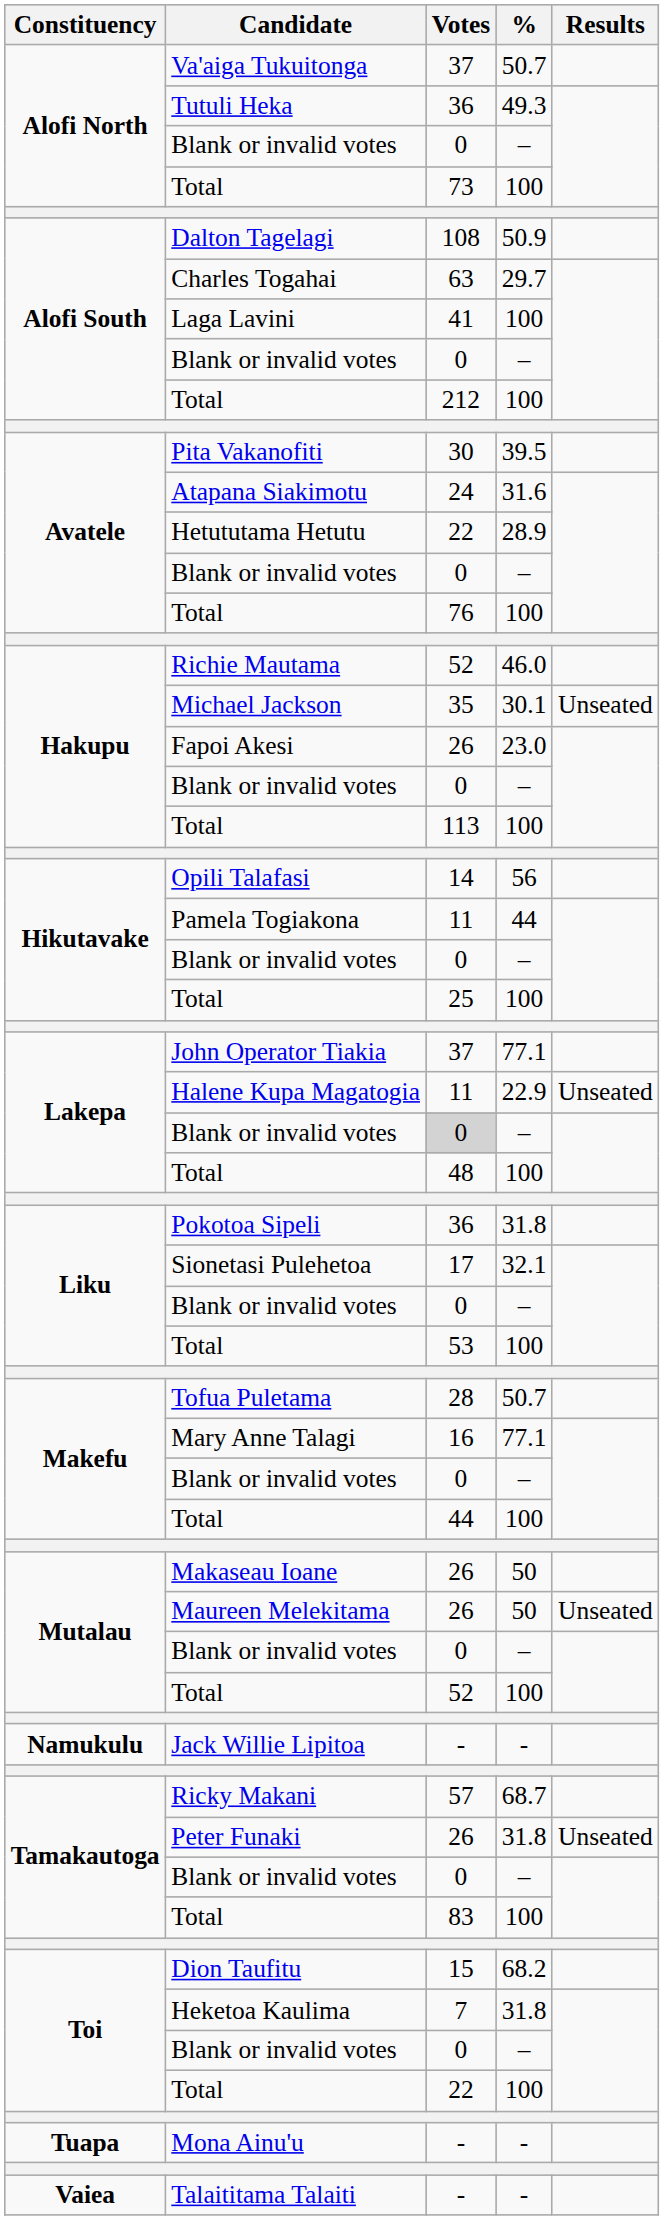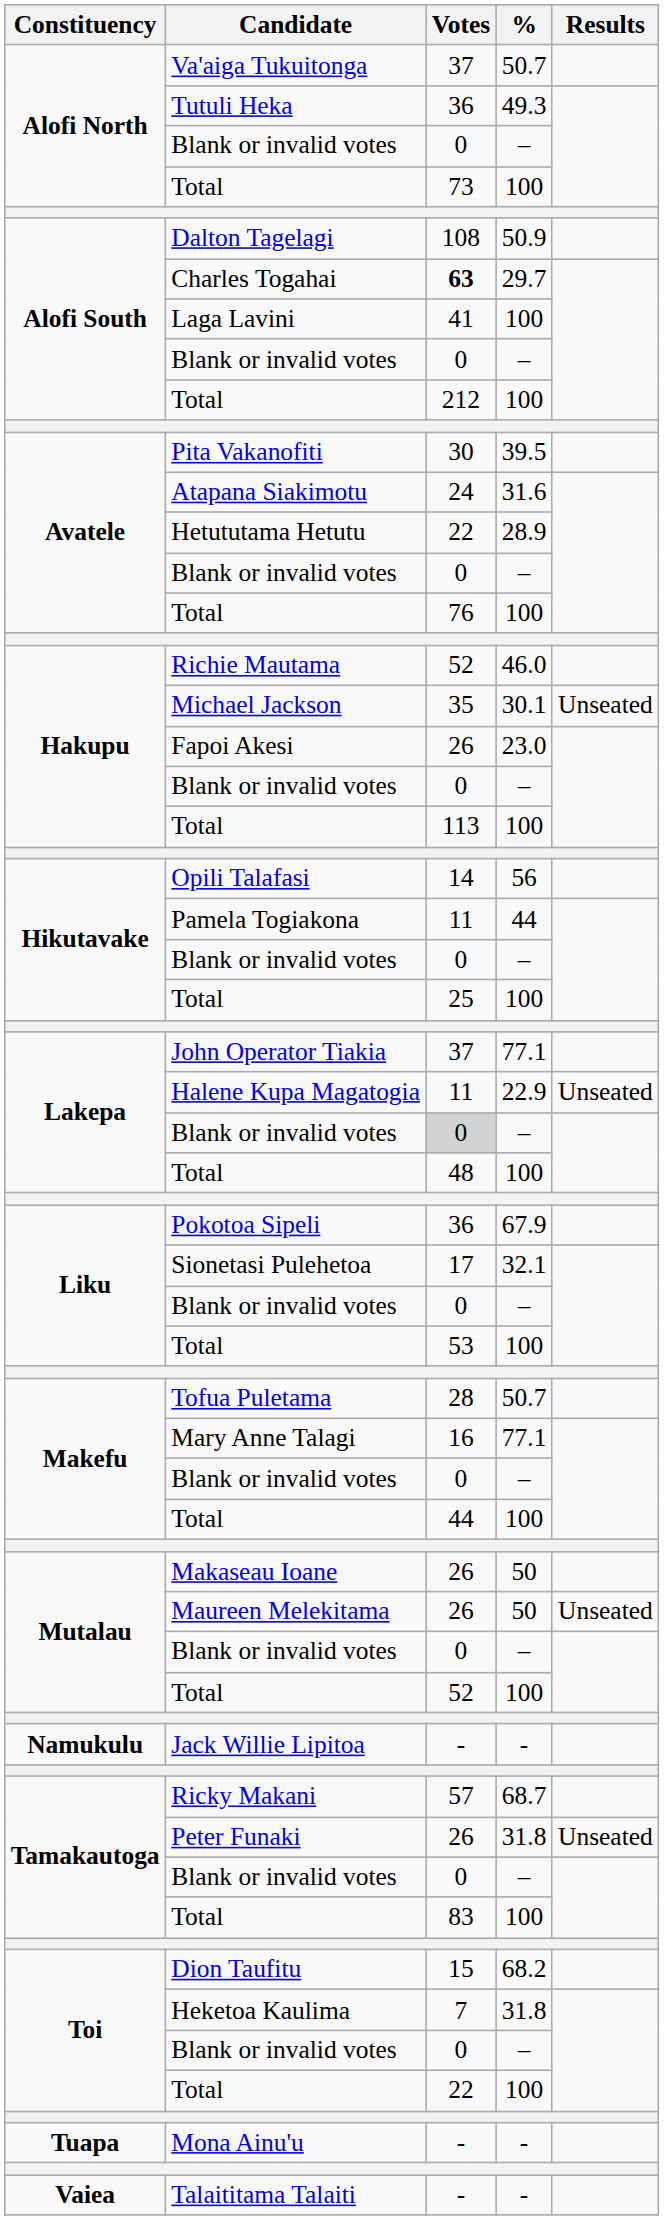(461, 278) normal -> (461, 278) bold
(524, 1224) 31.8 -> (524, 1224) 67.9
